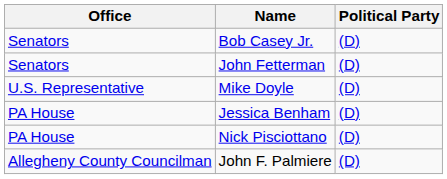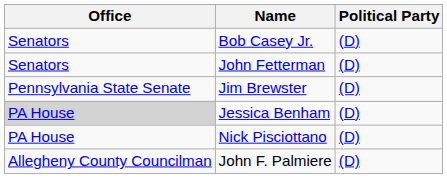- row: (256, 88)
+ row: (263, 88)
(41, 112) no background -> (41, 112) lightgrey background
